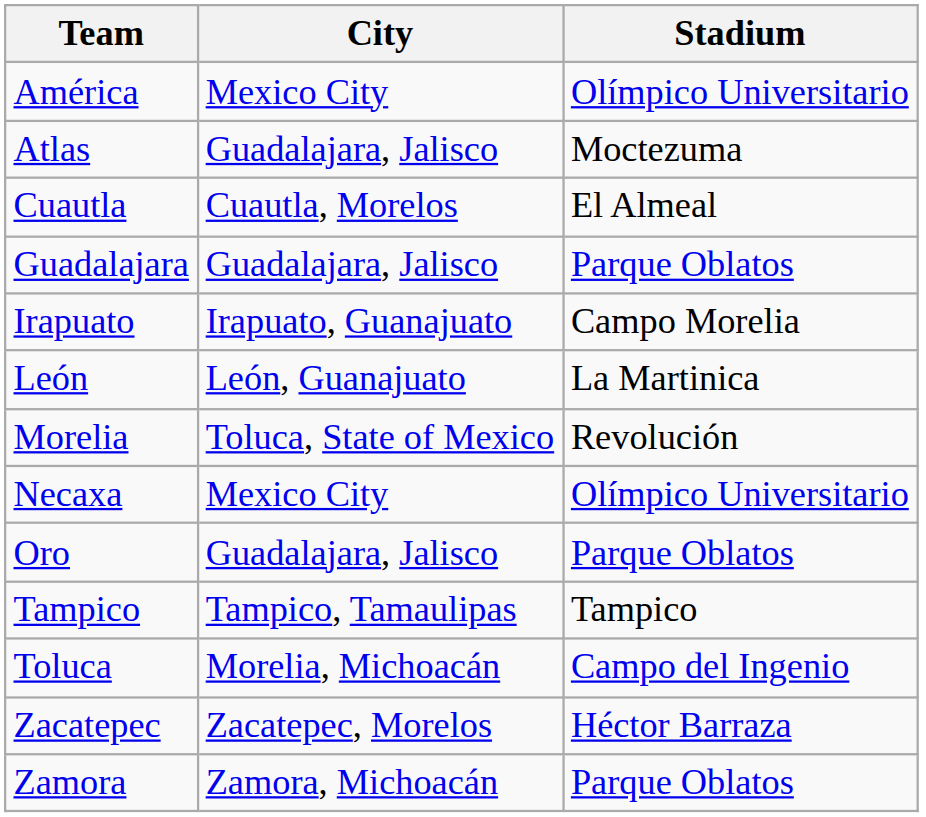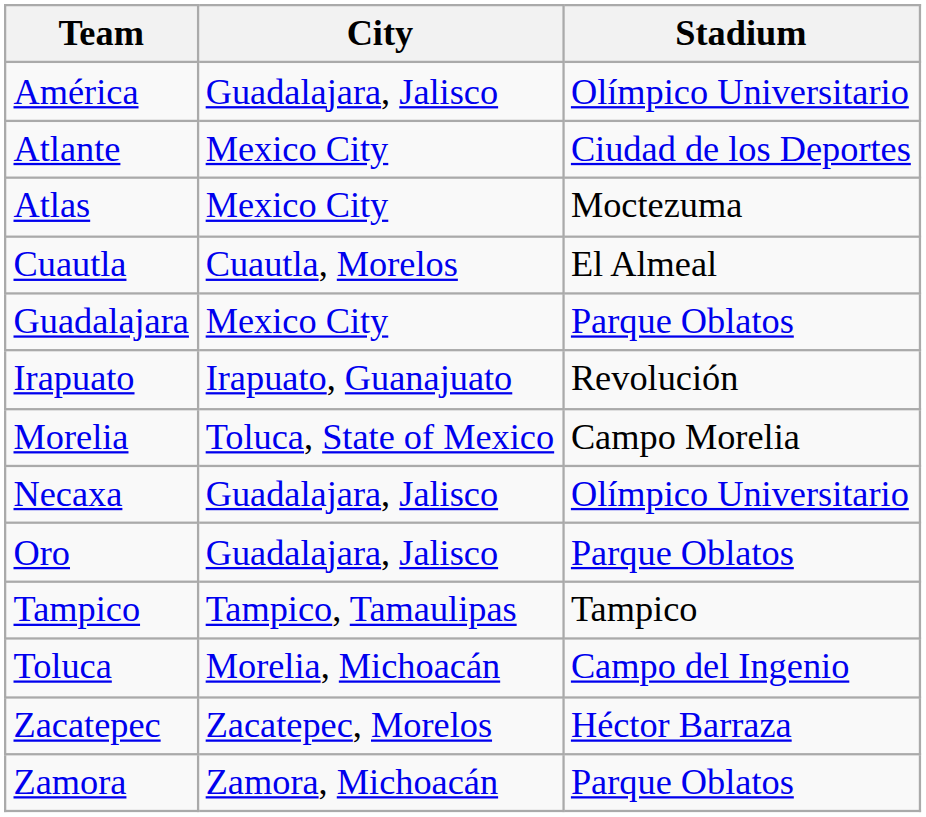(297, 90) Mexico City -> (352, 90) Guadalajara, Jalisco
+ row: (67, 148)
(352, 148) Guadalajara, Jalisco -> (297, 206) Mexico City
(352, 263) Guadalajara, Jalisco -> (297, 321) Mexico City
(685, 321) Campo Morelia -> (655, 378) Revolución
- row: (51, 378)
(655, 436) Revolución -> (685, 436) Campo Morelia
(297, 494) Mexico City -> (352, 494) Guadalajara, Jalisco
